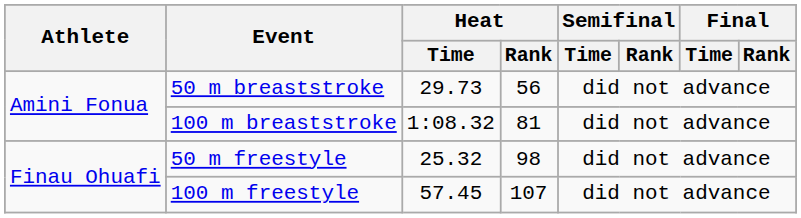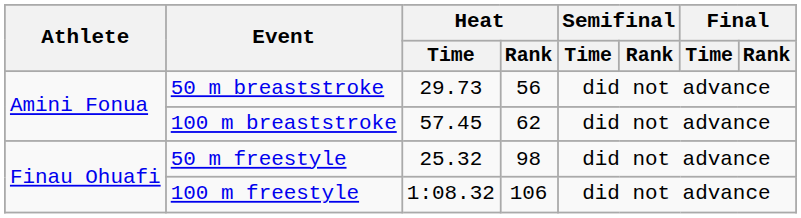(451, 124) 1:08.32 -> (451, 124) 57.45
(529, 124) 81 -> (529, 124) 62
(451, 194) 57.45 -> (451, 194) 1:08.32
(529, 194) 107 -> (529, 194) 106
